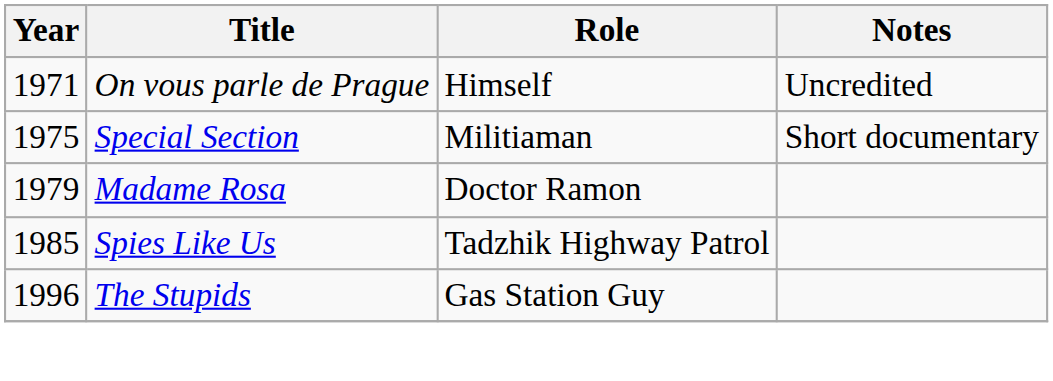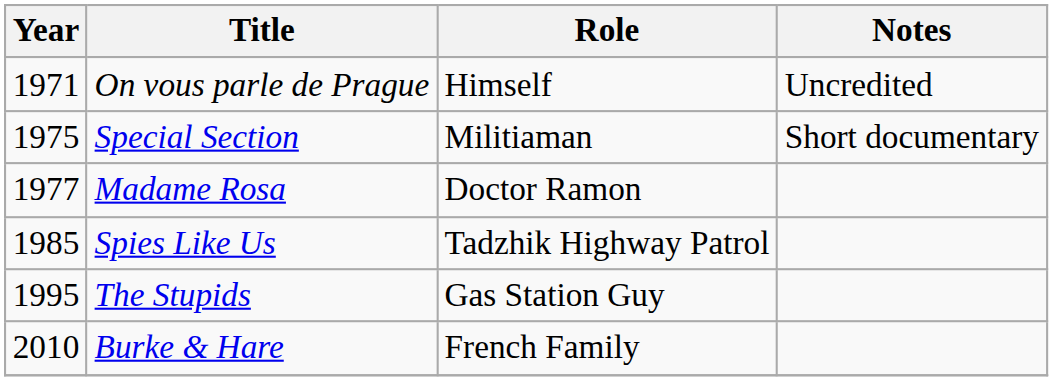(46, 189) 1979 -> (46, 189) 1977
(46, 294) 1996 -> (46, 294) 1995
+ row: (189, 347)
